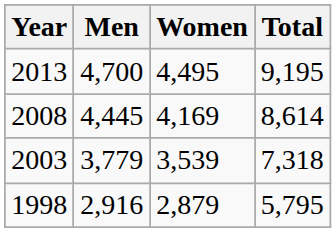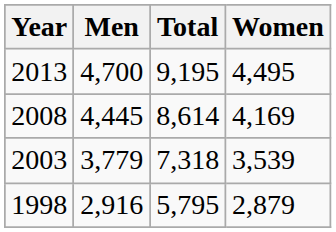columns swapped: (202, 26) <-> (292, 26)
